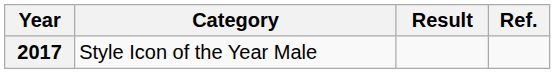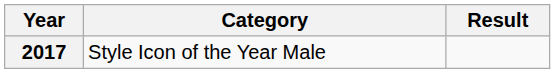- column: (519, 20)
